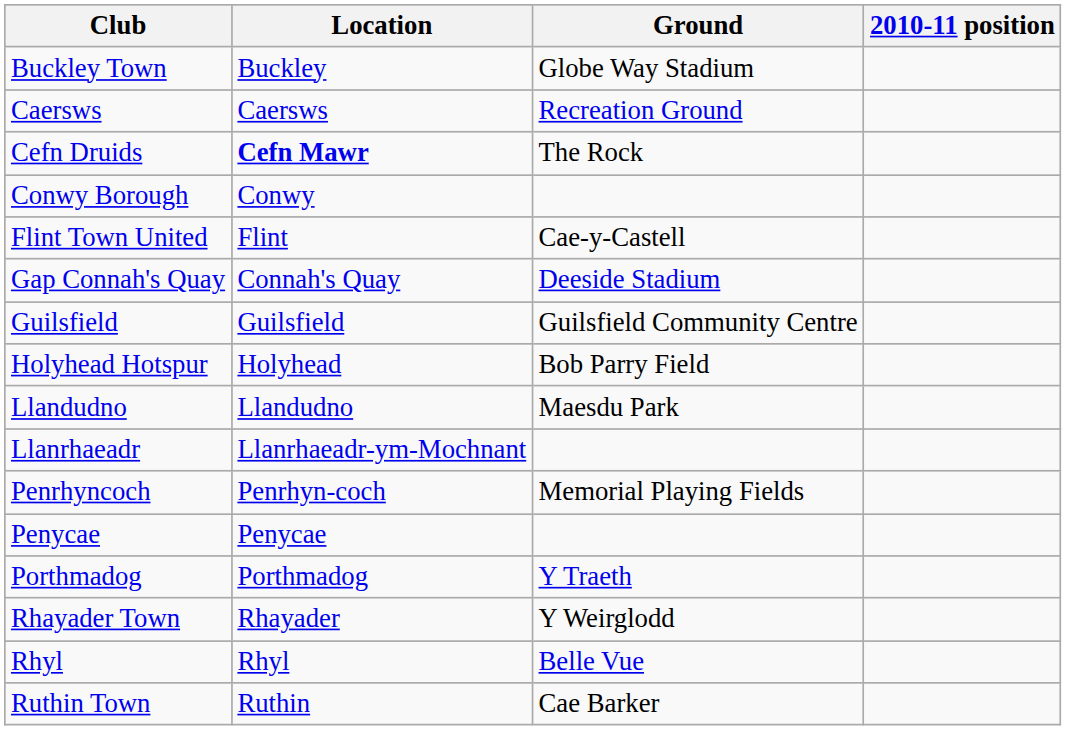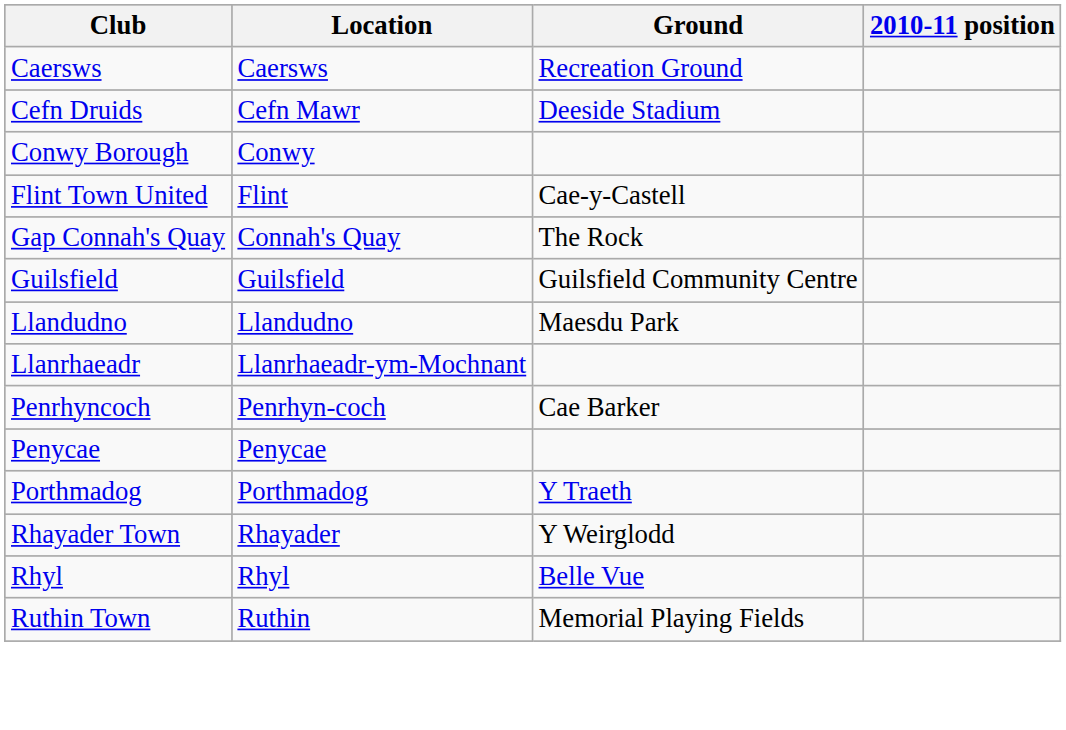- row: (89, 68)
(303, 152) bold -> (299, 110) normal
(591, 152) The Rock -> (629, 110) Deeside Stadium
(629, 279) Deeside Stadium -> (591, 237) The Rock
- row: (109, 364)
(671, 491) Memorial Playing Fields -> (599, 407) Cae Barker
(599, 703) Cae Barker -> (671, 618) Memorial Playing Fields
